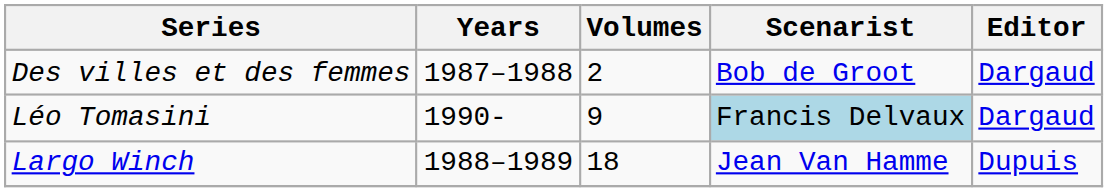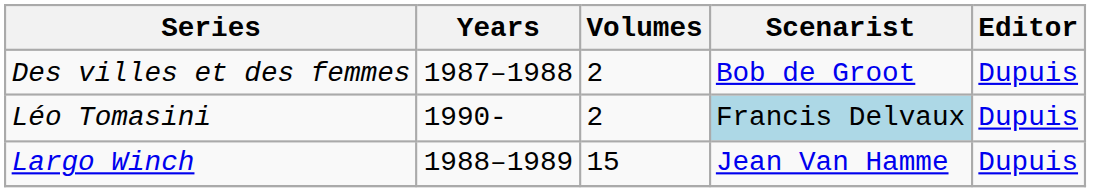(1037, 73) Dargaud -> (1028, 73) Dupuis
(595, 118) 9 -> (595, 118) 2
(1037, 118) Dargaud -> (1028, 118) Dupuis
(603, 163) 18 -> (603, 163) 15
